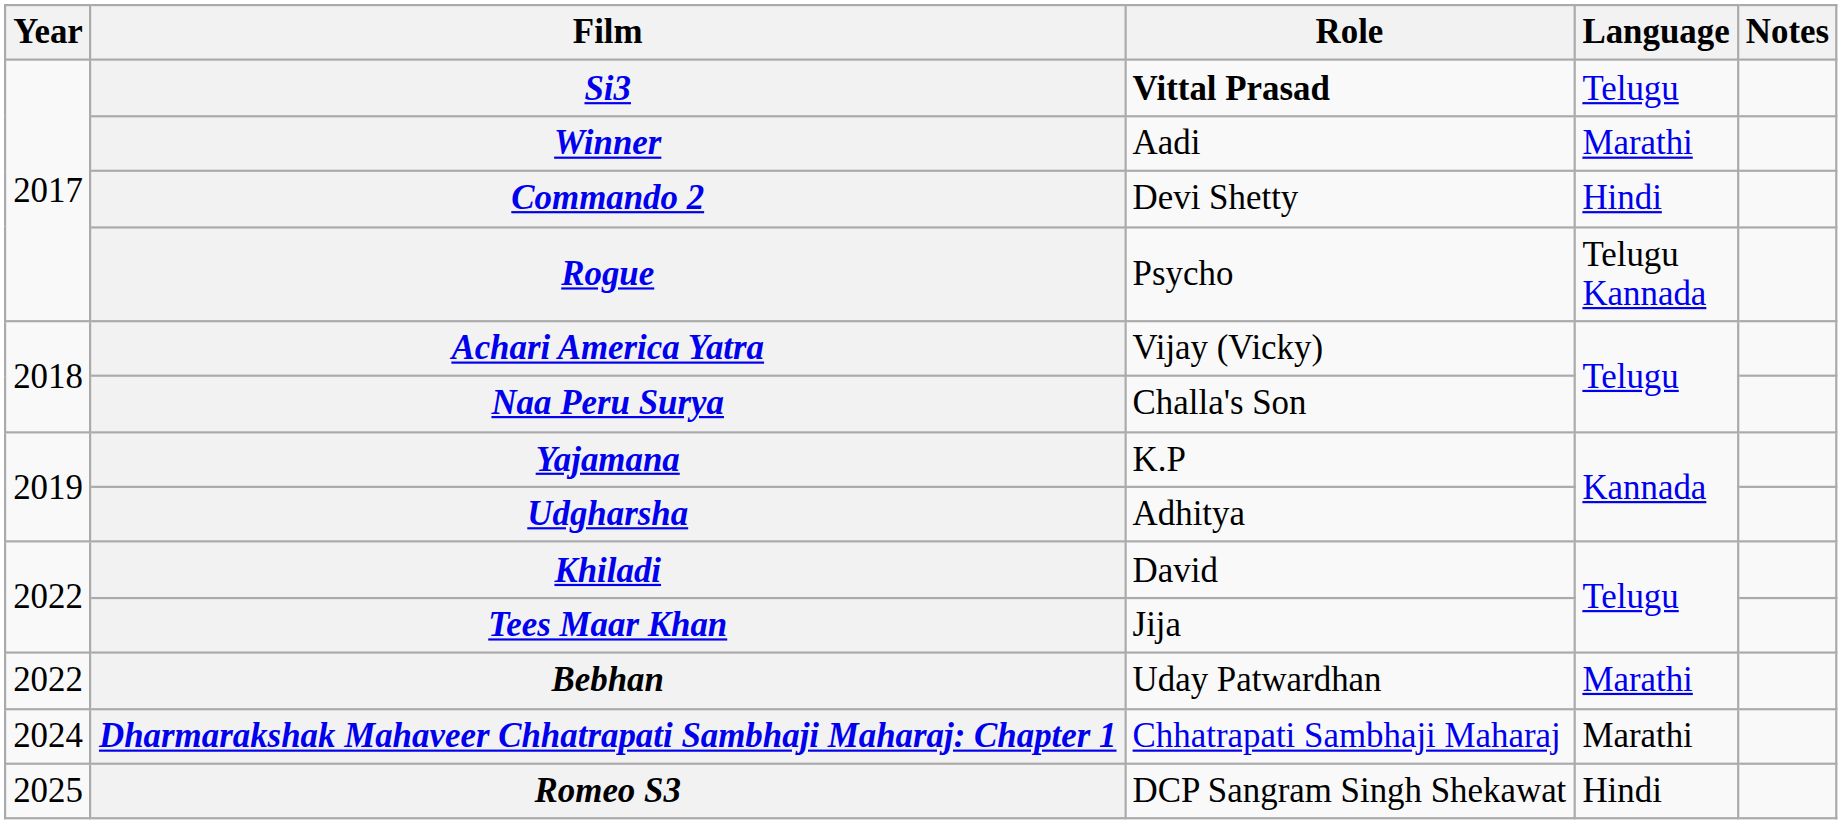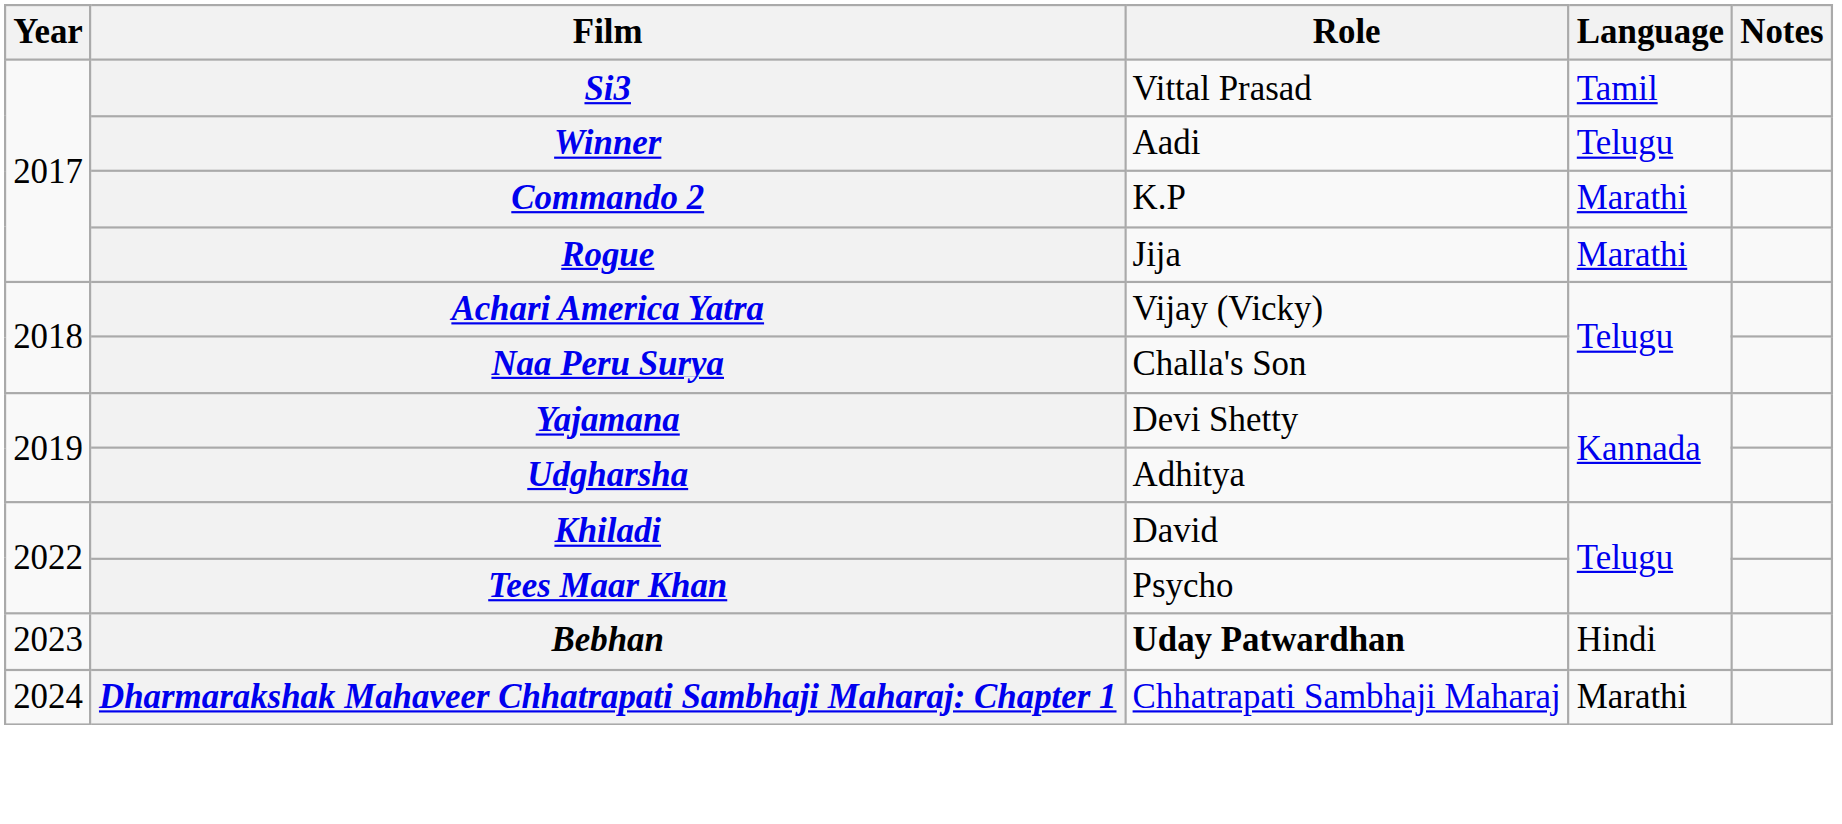(1231, 87) bold -> (1222, 87) normal
(1631, 87) Telugu -> (1617, 87) Tamil
(1638, 142) Marathi -> (1625, 142) Telugu
(1215, 198) Devi Shetty -> (1159, 198) K.P
(1622, 198) Hindi -> (1632, 198) Marathi
(1183, 273) Psycho -> (1157, 253) Jija
(1644, 273) Telugu Kannada -> (1632, 253) Marathi
(1159, 458) K.P -> (1215, 419) Devi Shetty
(1157, 624) Jija -> (1183, 585) Psycho
(48, 679) 2022 -> (48, 640) 2023
(1257, 679) normal -> (1269, 640) bold
(1638, 679) Marathi -> (1617, 640) Hindi
- row: (608, 790)
